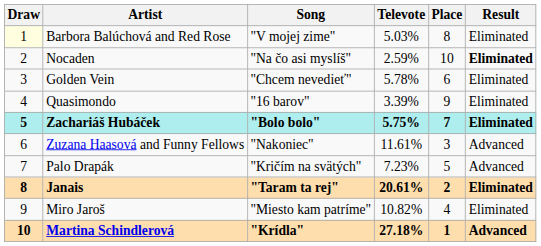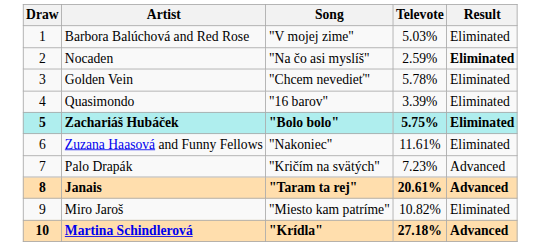- column: (447, 15)
(24, 36) lightyellow background -> (42, 36) no background
(496, 144) Advanced -> (480, 144) Eliminated
(501, 187) Eliminated -> (479, 187) Advanced
